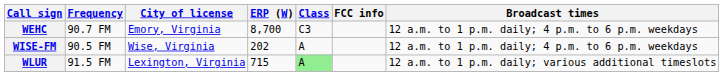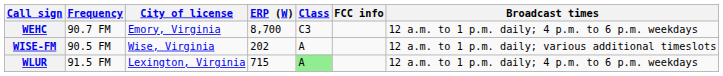(543, 46) 12 a.m. to 1 p.m. daily; 4 p.m. to 6 p.m. weekdays -> (553, 46) 12 a.m. to 1 p.m. daily; various additional timeslots
(553, 63) 12 a.m. to 1 p.m. daily; various additional timeslots -> (543, 63) 12 a.m. to 1 p.m. daily; 4 p.m. to 6 p.m. weekdays
